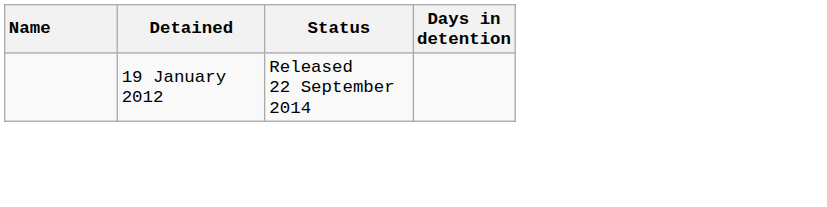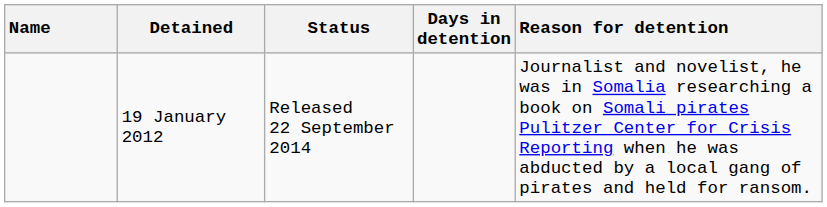+ column: (624, 29)
